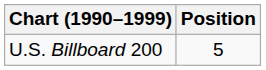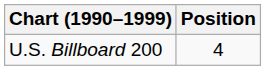(218, 49) 5 -> (218, 49) 4
